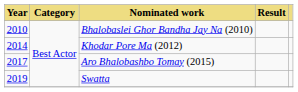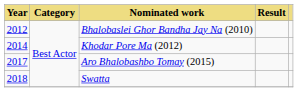(17, 29) 2010 -> (17, 29) 2012
(17, 78) 2019 -> (17, 78) 2018
